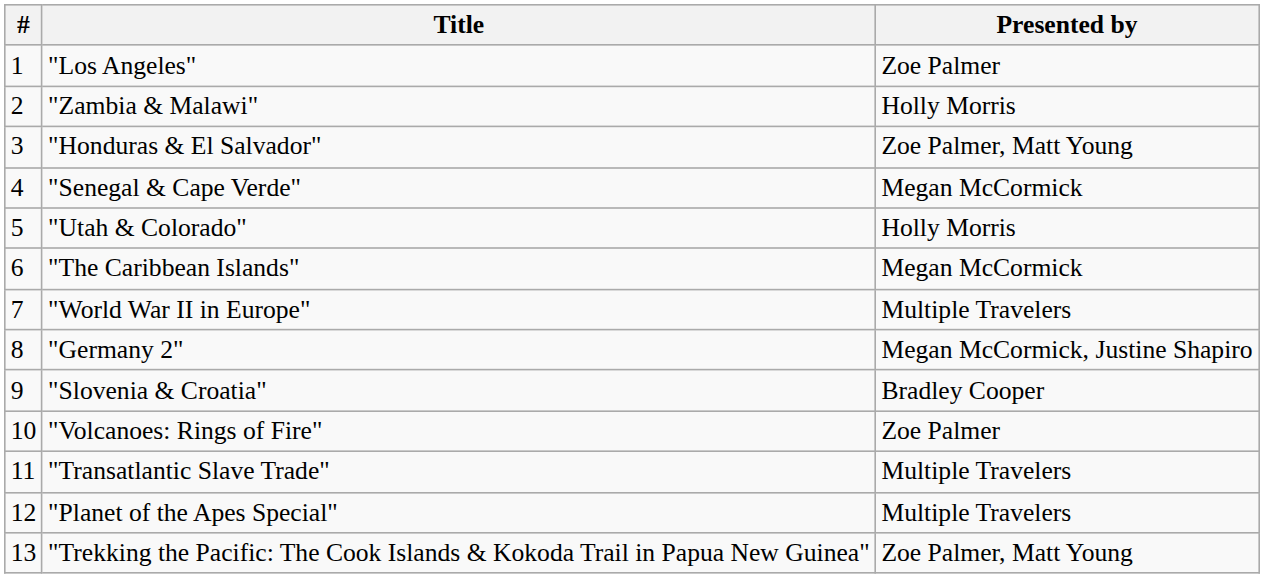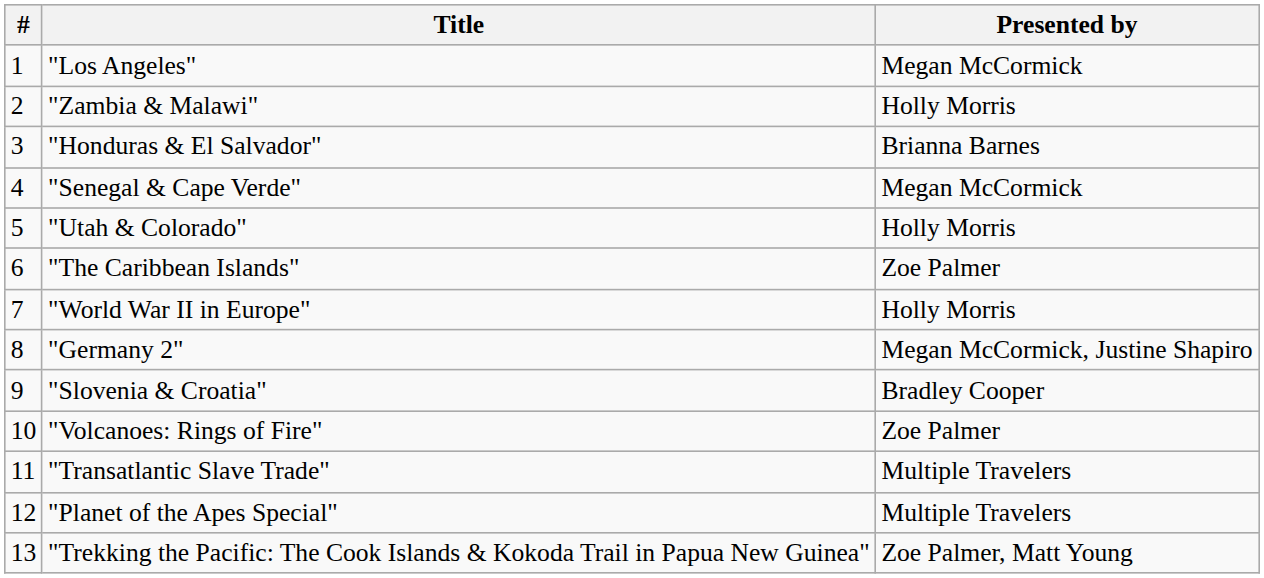(941, 65) Zoe Palmer -> (982, 65) Megan McCormick
(1007, 146) Zoe Palmer, Matt Young -> (961, 146) Brianna Barnes
(982, 268) Megan McCormick -> (941, 268) Zoe Palmer
(976, 308) Multiple Travelers -> (949, 308) Holly Morris
